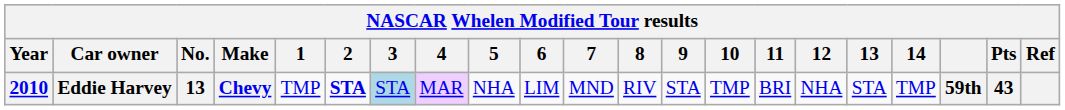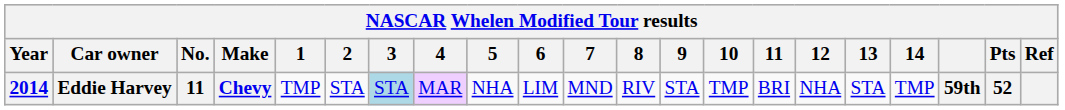(29, 88) 2010 -> (29, 88) 2014
(195, 88) 13 -> (195, 88) 11
(348, 88) bold -> (347, 88) normal
(1004, 88) 43 -> (1003, 88) 52
